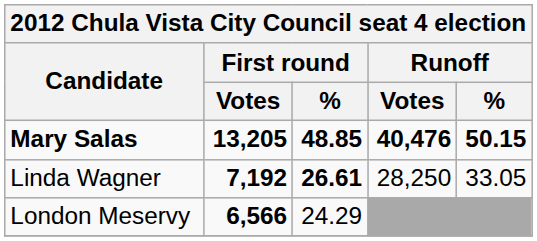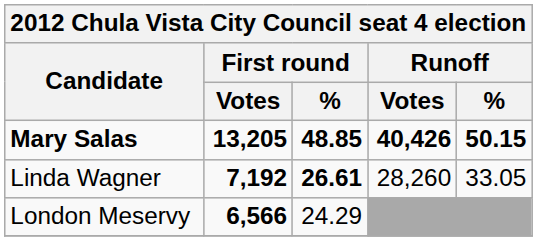(414, 139) 40,476 -> (414, 139) 40,426
(414, 178) 28,250 -> (414, 178) 28,260
